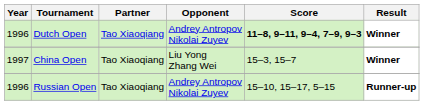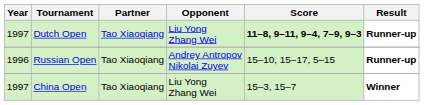(18, 34) 1996 -> (18, 34) 1997
(205, 34) Andrey Antropov Nikolai Zuyev -> (193, 34) Liu Yong Zhang Wei
(383, 34) Winner -> (391, 34) Runner-up
rows swapped: (65, 87) <-> (60, 61)
